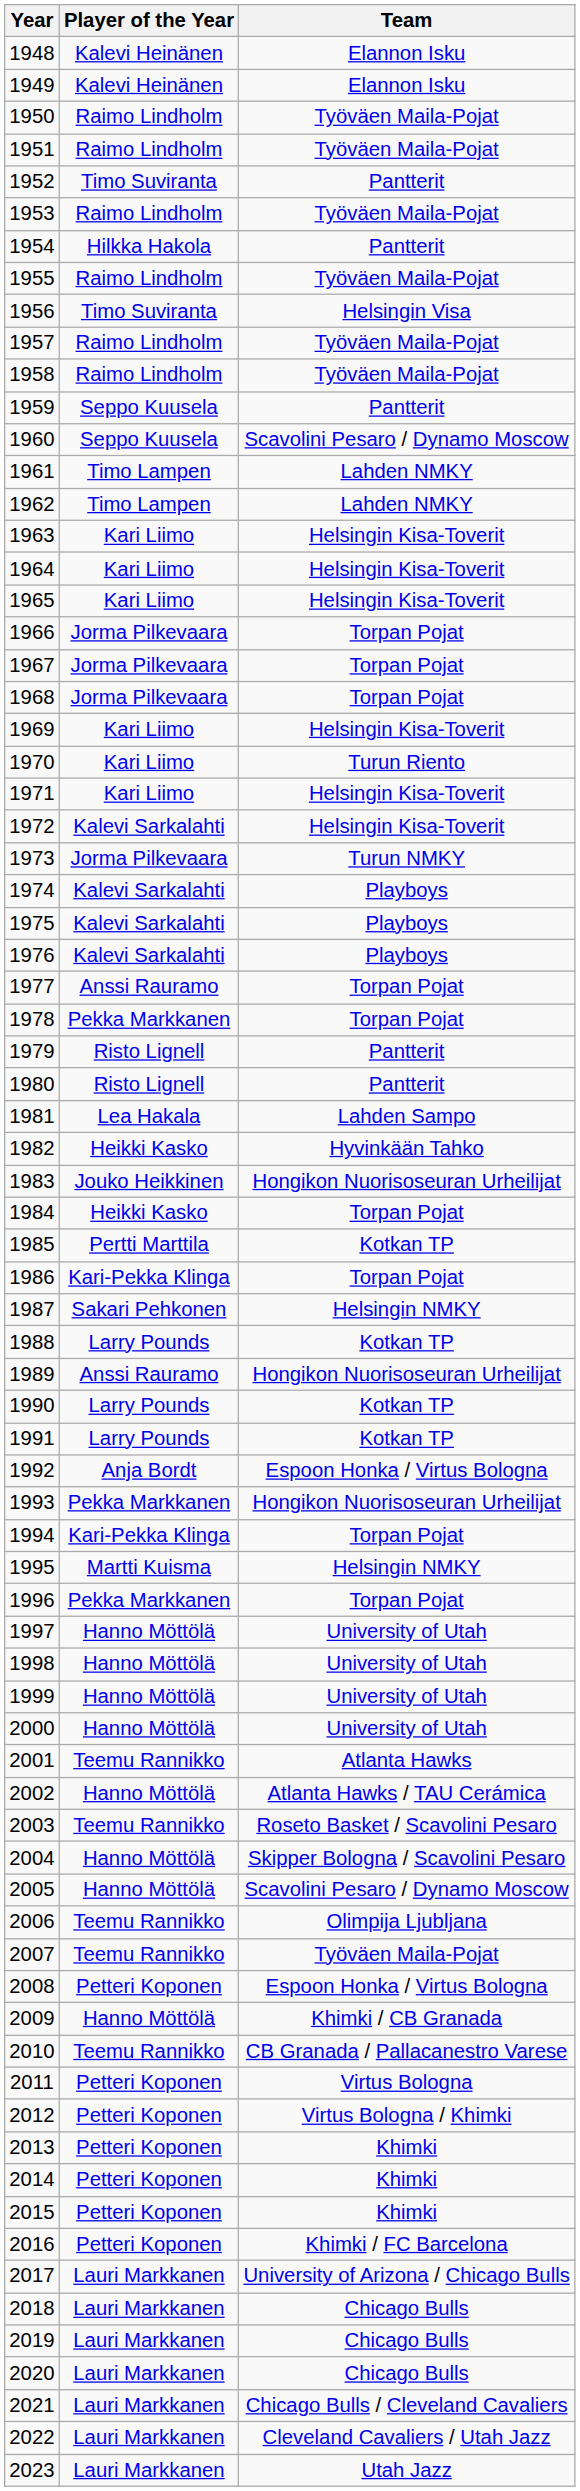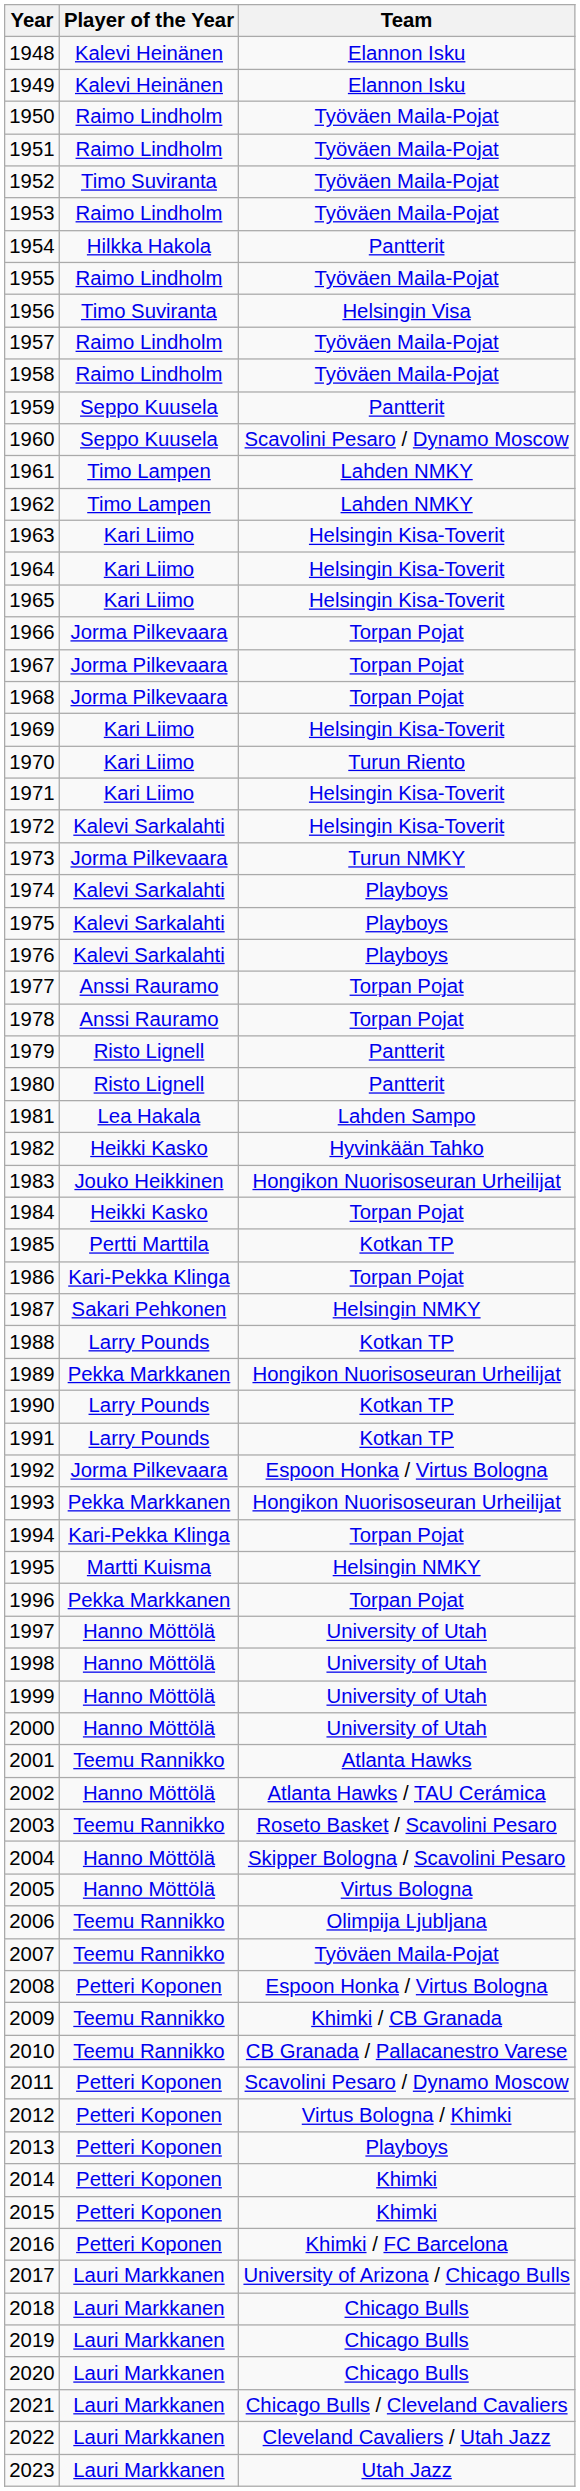(407, 181) Pantterit -> (407, 181) Työväen Maila-Pojat
(149, 1019) Pekka Markkanen -> (149, 1019) Anssi Rauramo
(149, 1374) Anssi Rauramo -> (149, 1374) Pekka Markkanen
(149, 1470) Anja Bordt -> (149, 1470) Jorma Pilkevaara
(407, 1889) Scavolini Pesaro / Dynamo Moscow -> (407, 1889) Virtus Bologna
(149, 2018) Hanno Möttölä -> (149, 2018) Teemu Rannikko
(407, 2083) Virtus Bologna -> (407, 2083) Scavolini Pesaro / Dynamo Moscow
(407, 2147) Khimki -> (407, 2147) Playboys
